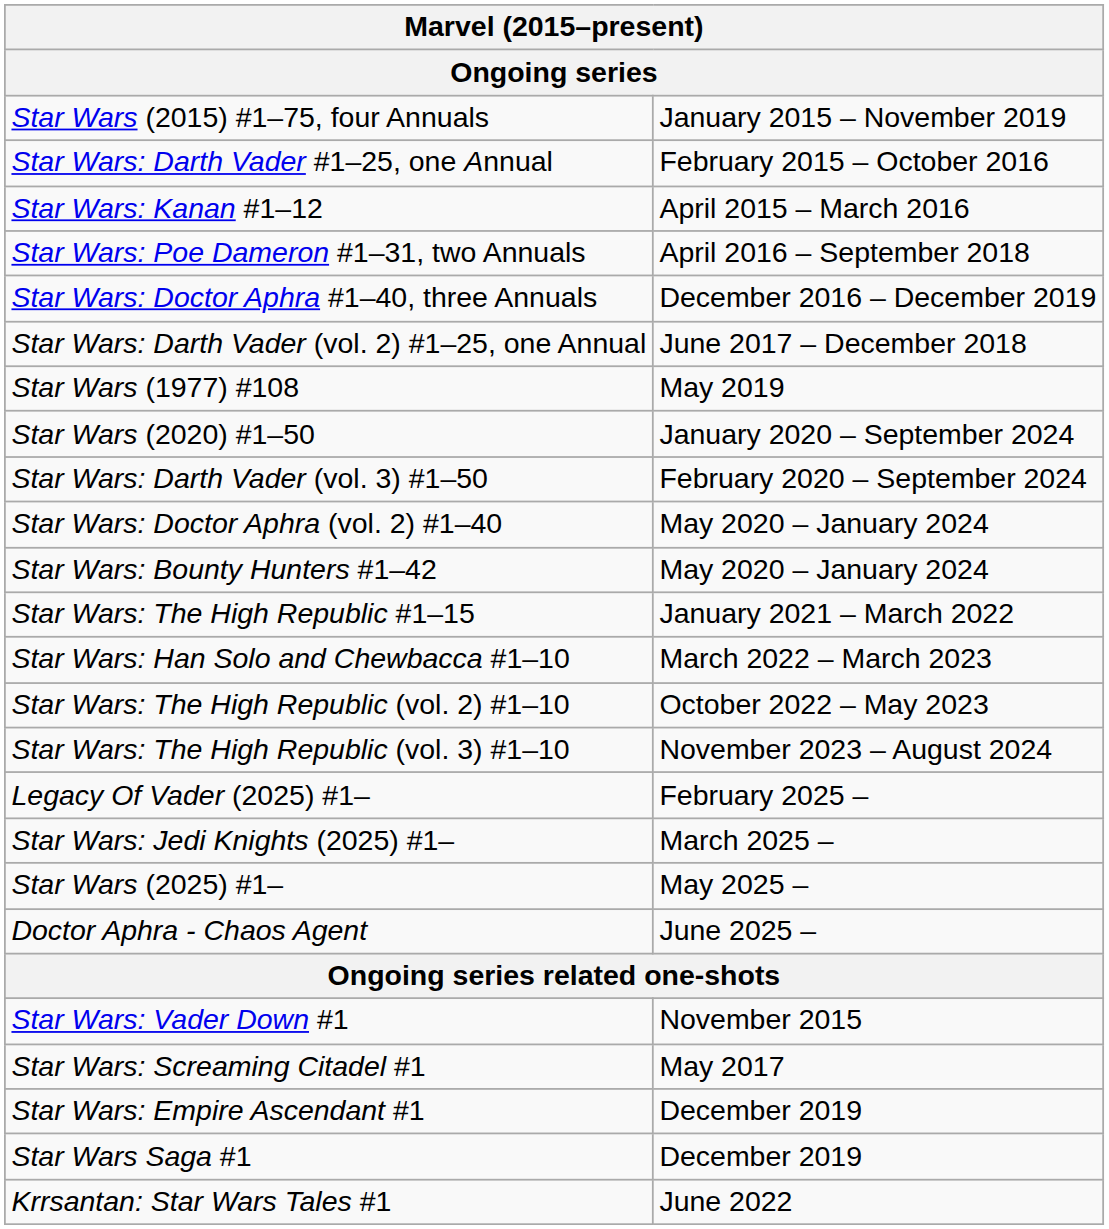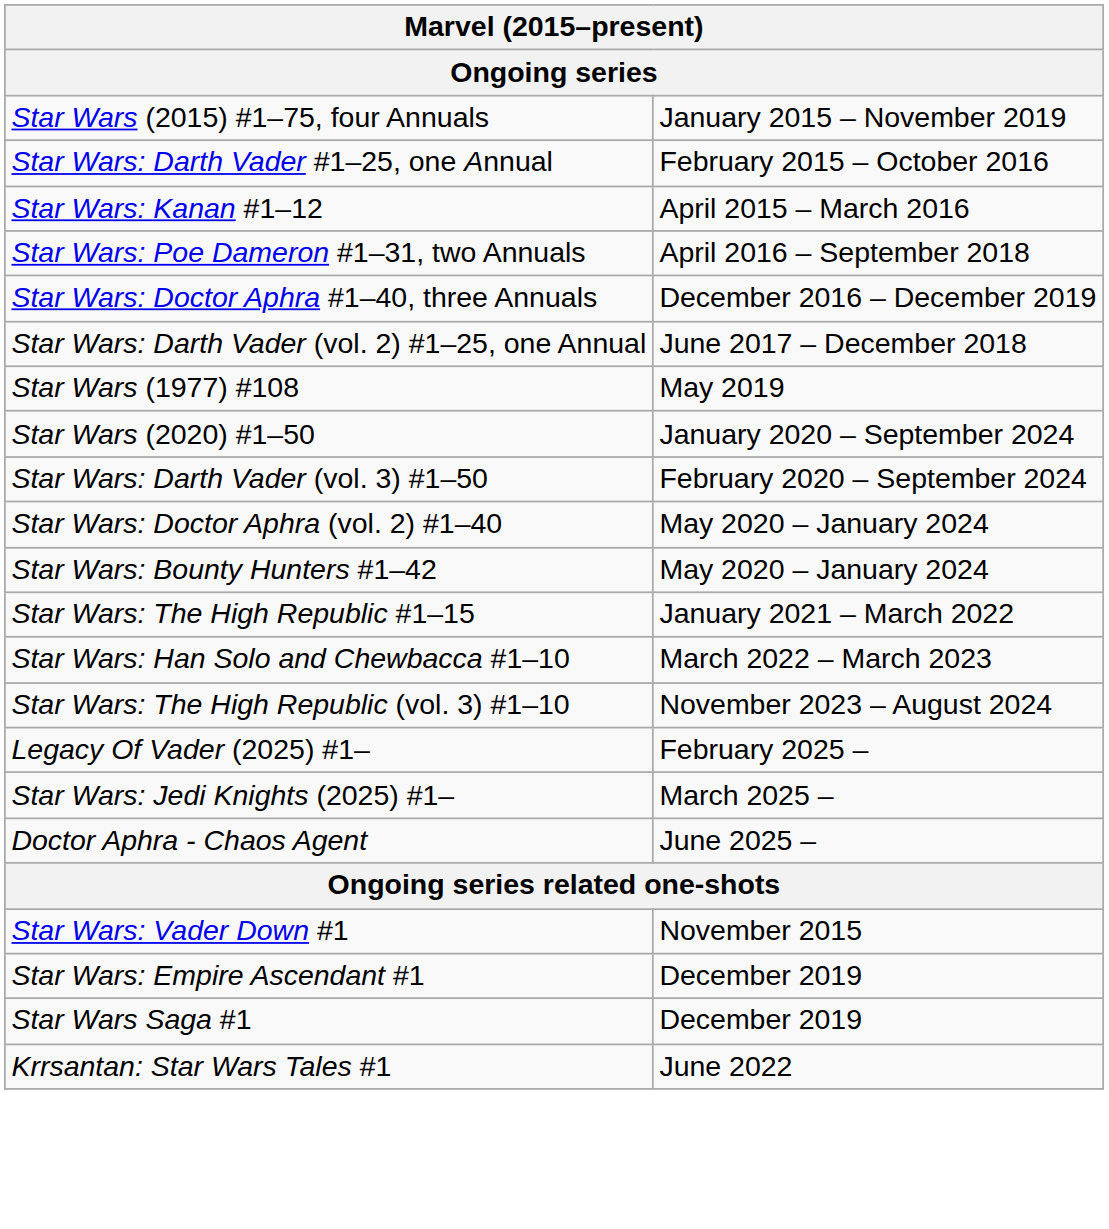- row: (291, 704)
- row: (147, 885)
- row: (219, 1065)
